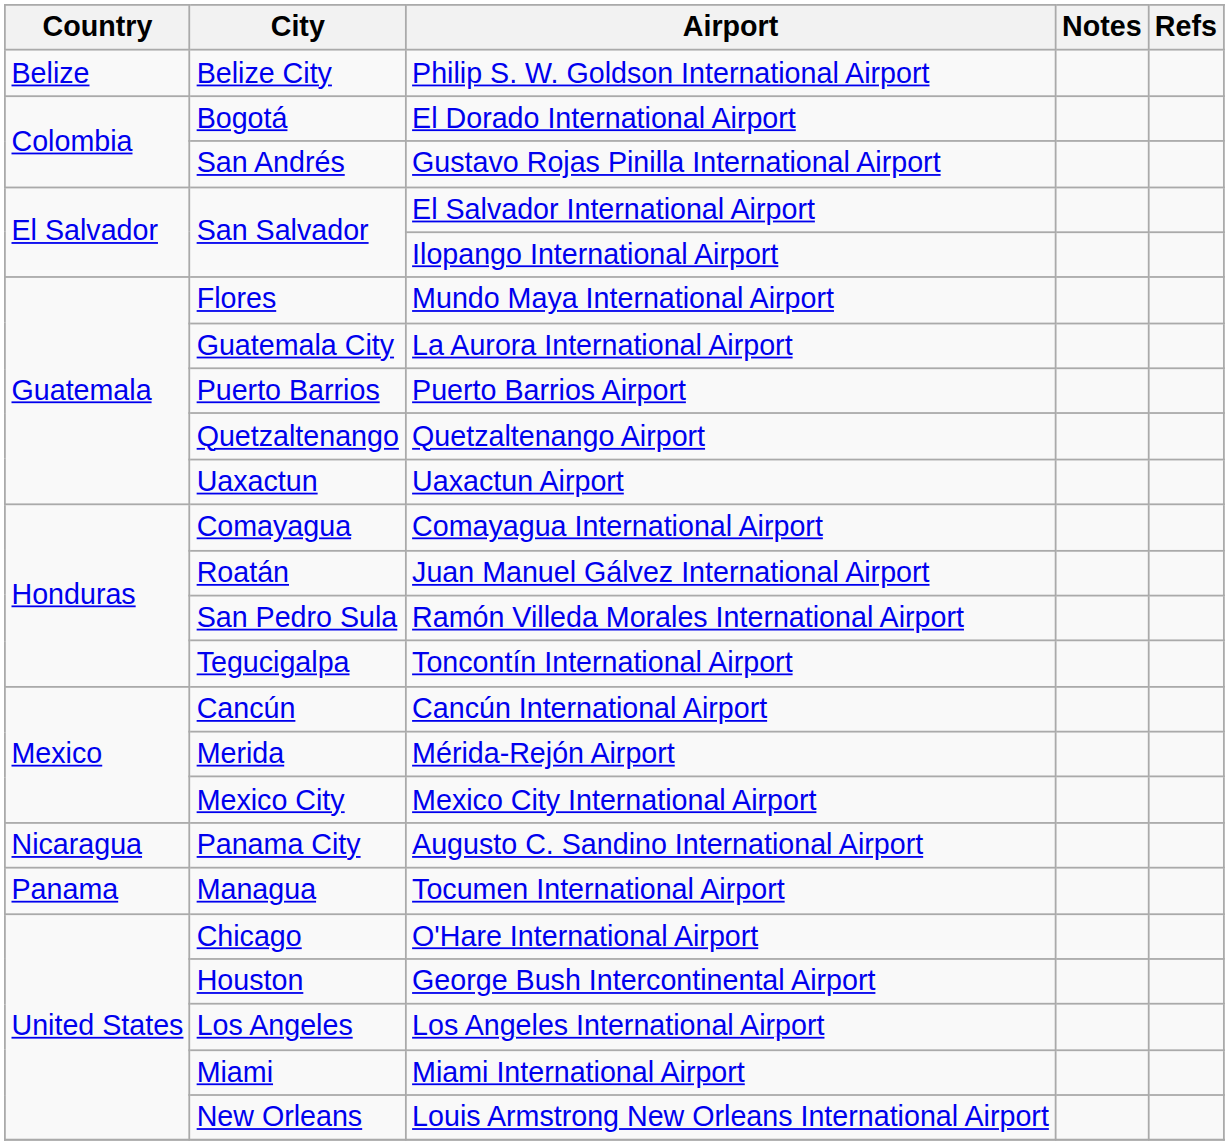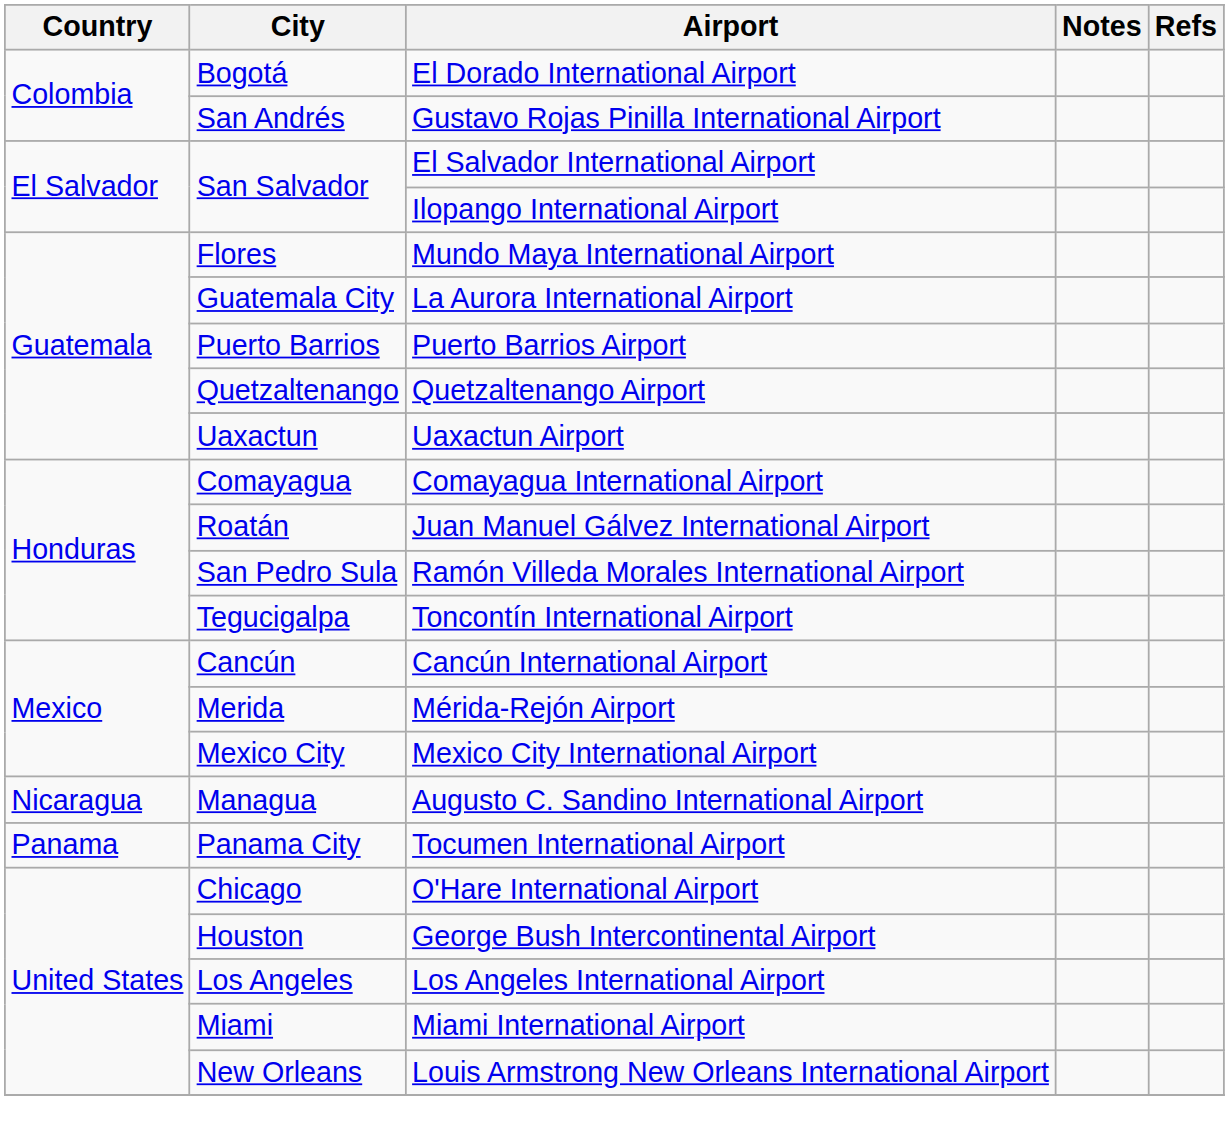- row: (671, 72)
(279, 844) Panama City -> (256, 799) Managua
(256, 890) Managua -> (279, 844) Panama City
